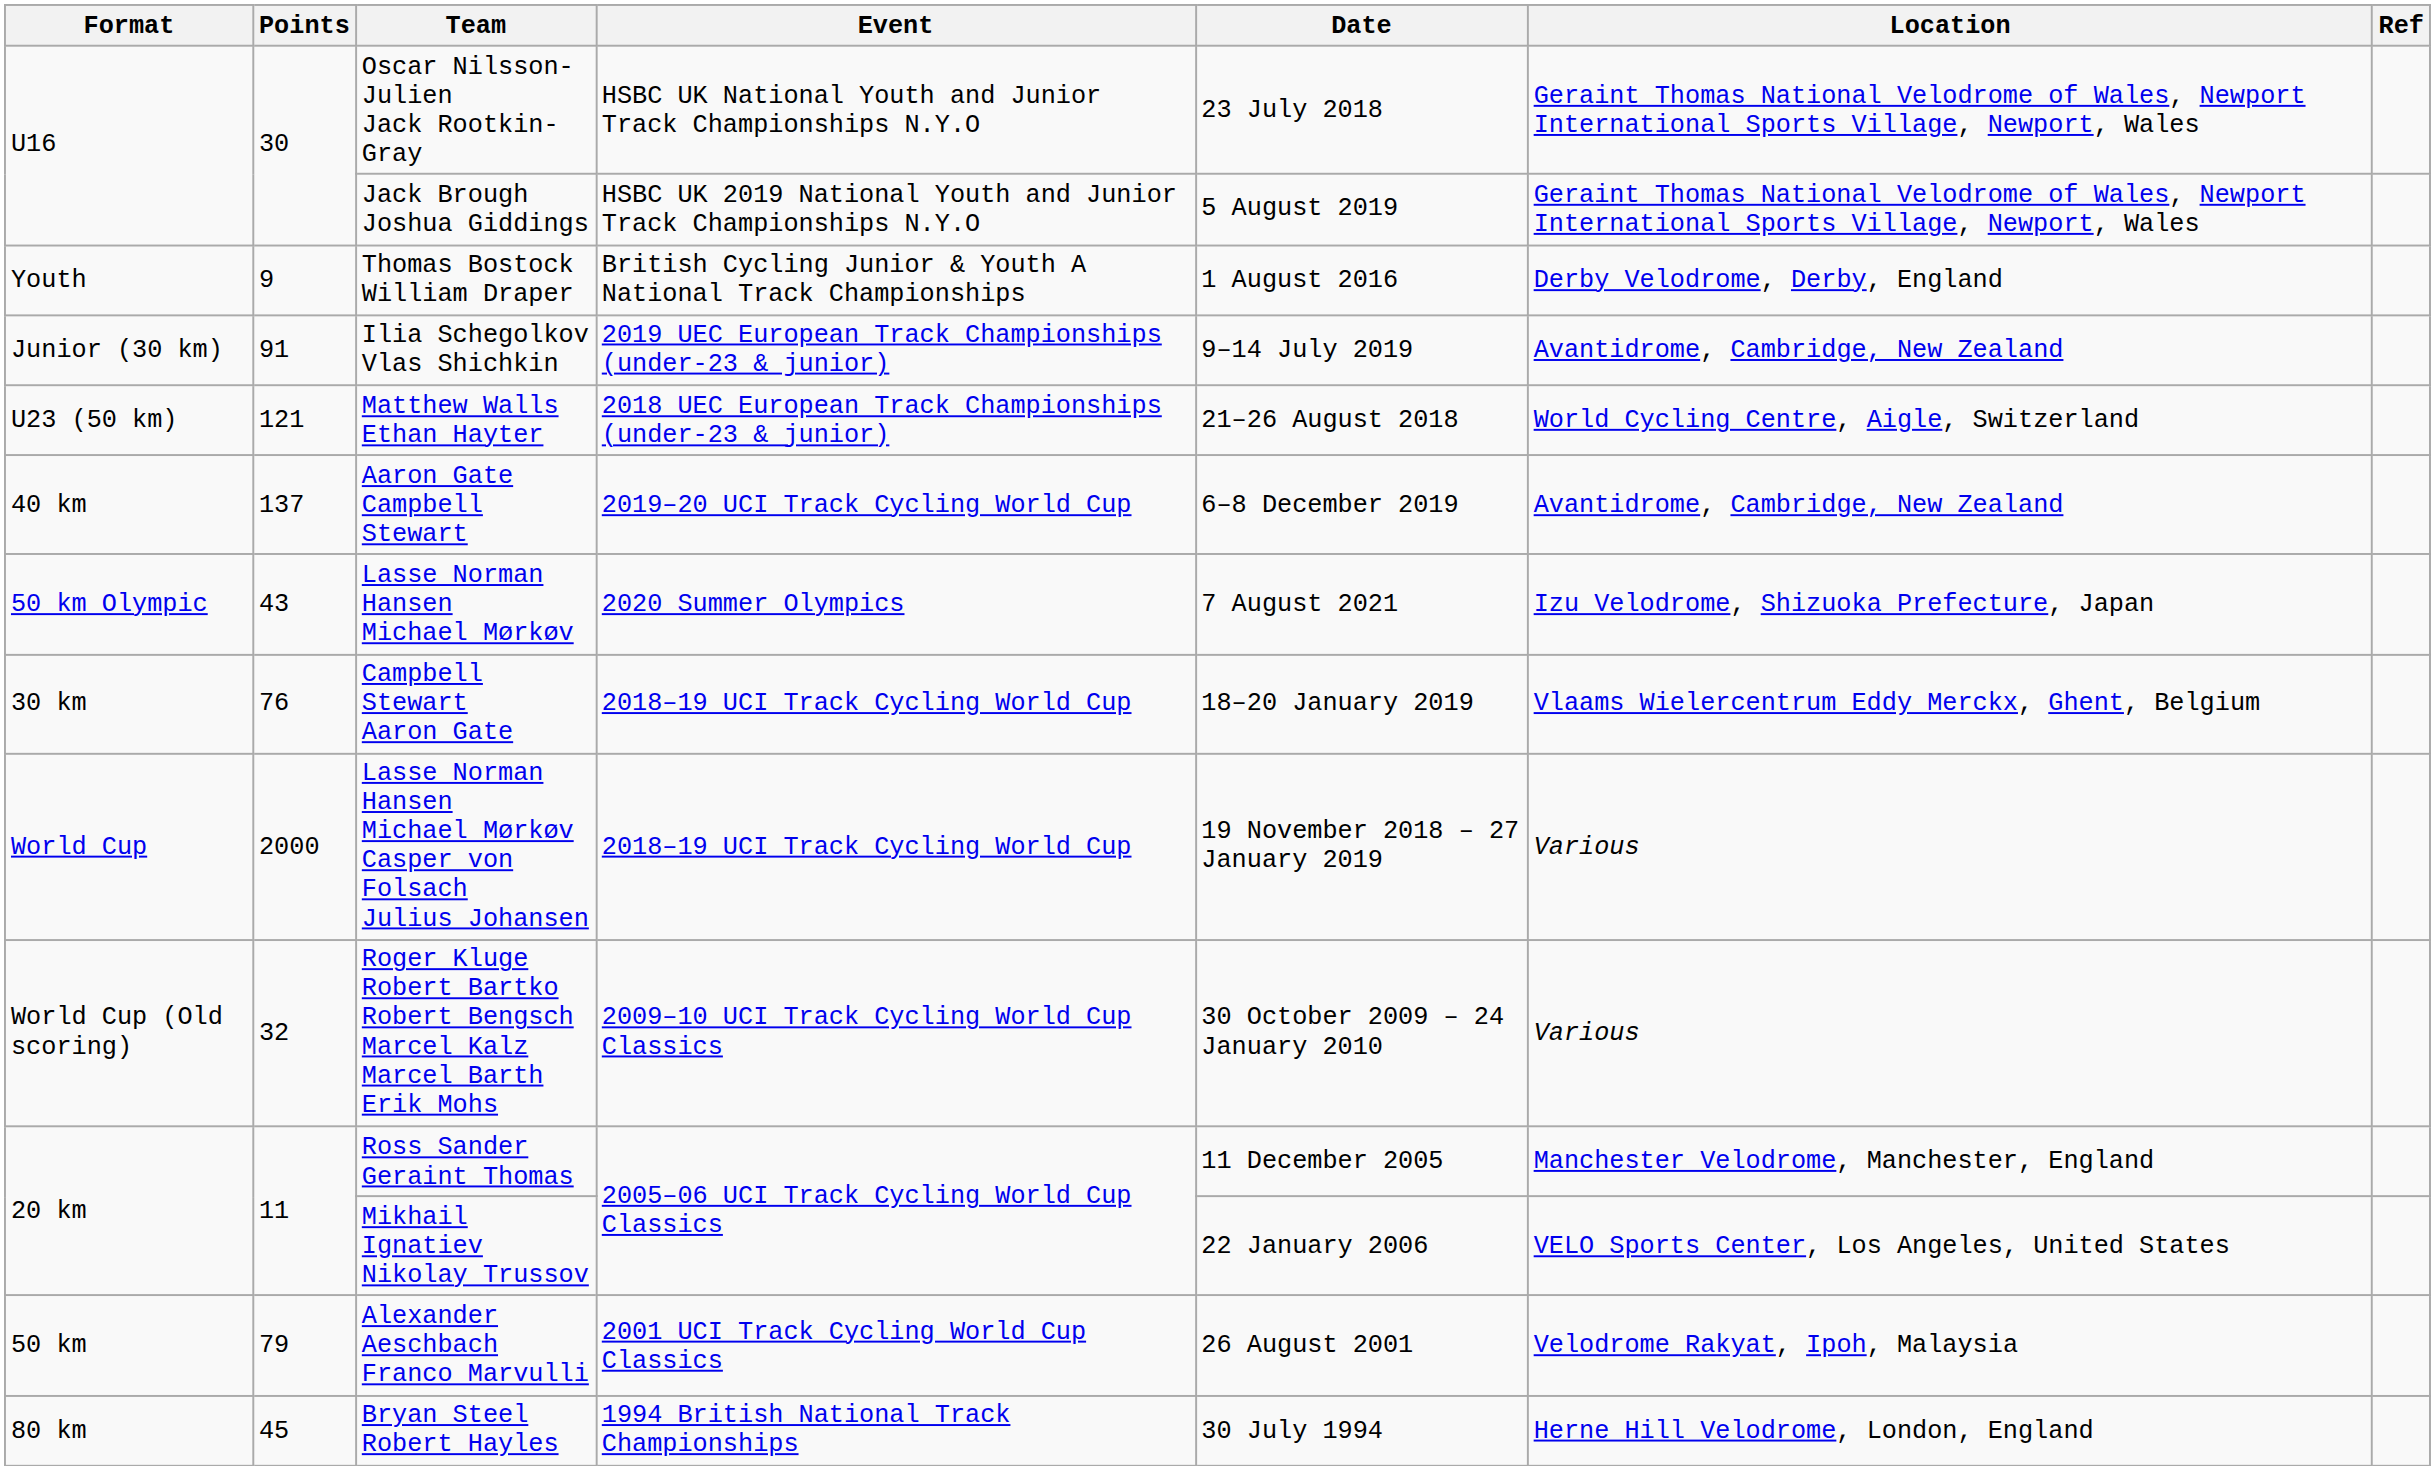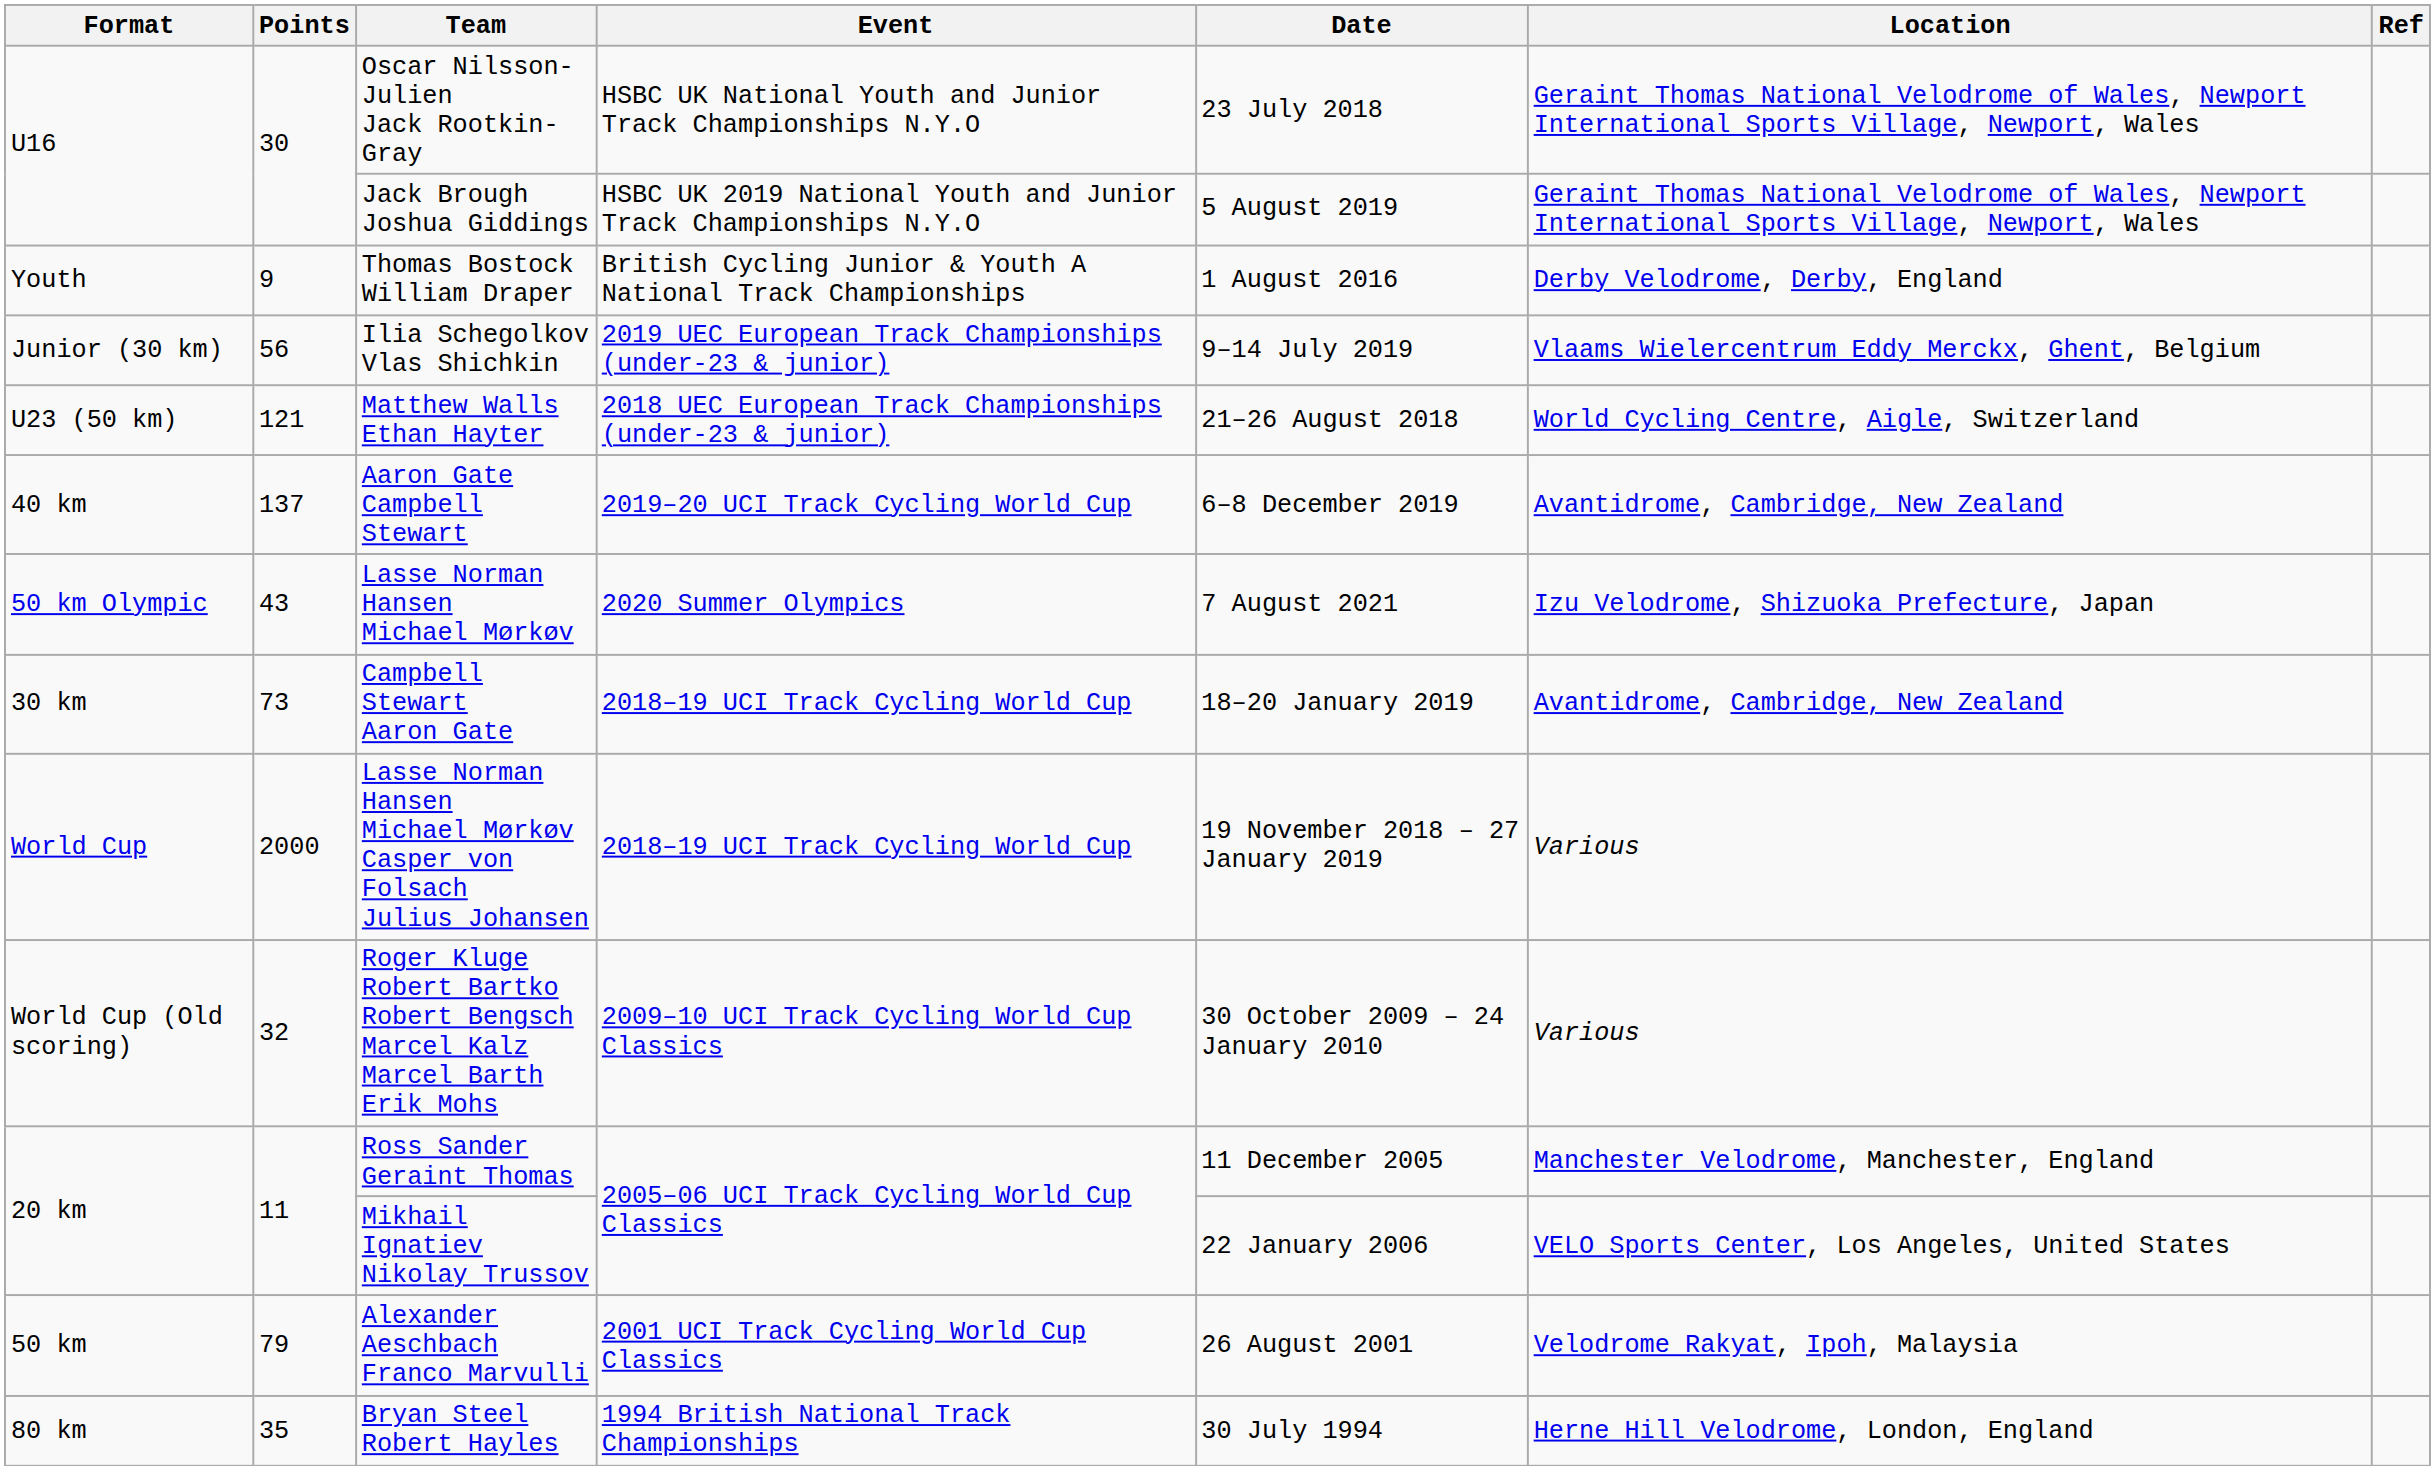(274, 350) 91 -> (274, 350) 56
(1799, 350) Avantidrome, Cambridge, New Zealand -> (1897, 350) Vlaams Wielercentrum Eddy Merckx, Ghent, Belgium
(274, 704) 76 -> (274, 704) 73
(1897, 704) Vlaams Wielercentrum Eddy Merckx, Ghent, Belgium -> (1799, 704) Avantidrome, Cambridge, New Zealand
(274, 1430) 45 -> (274, 1430) 35
